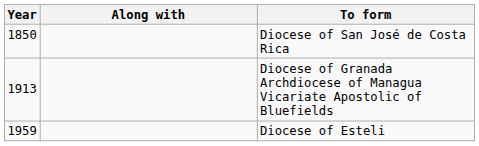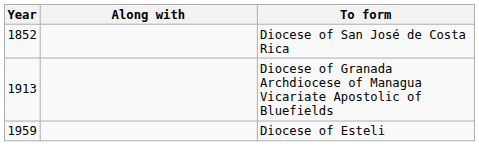(22, 34) 1850 -> (22, 34) 1852
